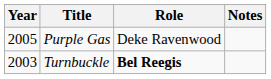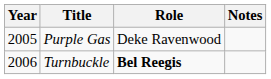(22, 62) 2003 -> (22, 62) 2006
